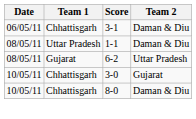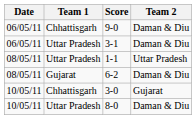+ row: (112, 28)
(71, 28) Chhattisgarh -> (73, 43) Uttar Pradesh
(161, 43) Daman & Diu -> (160, 59) Uttar Pradesh
(160, 59) Uttar Pradesh -> (161, 75) Daman & Diu
(71, 91) Chhattisgarh -> (73, 106) Uttar Pradesh
